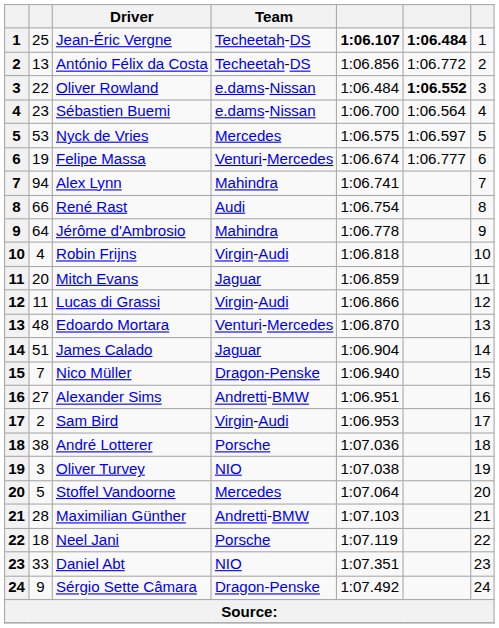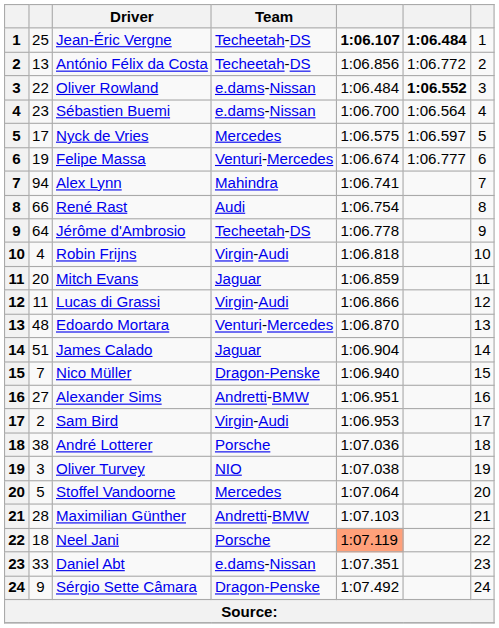(40, 135) 53 -> (40, 135) 17
(246, 230) Mahindra -> (263, 230) Techeetah-DS
(369, 540) no background -> (369, 540) lightsalmon background
(228, 563) NIO -> (265, 563) e.dams-Nissan
